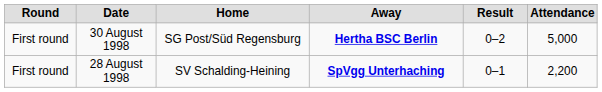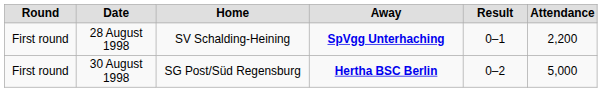rows swapped: (116, 71) <-> (116, 39)
